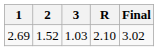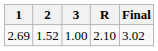(76, 35) 1.03 -> (76, 35) 1.00
